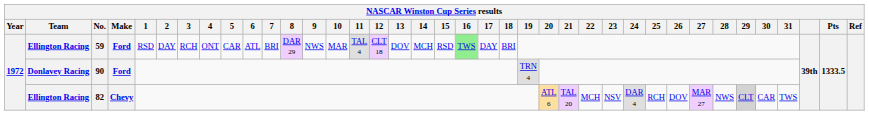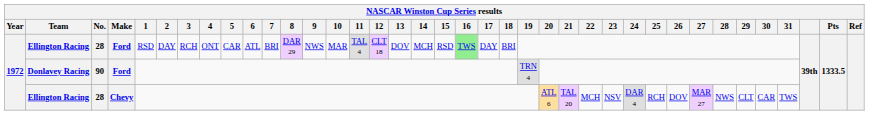(100, 46) 59 -> (100, 46) 28
(100, 97) 82 -> (100, 97) 28
(746, 97) lightgrey background -> (746, 97) no background
